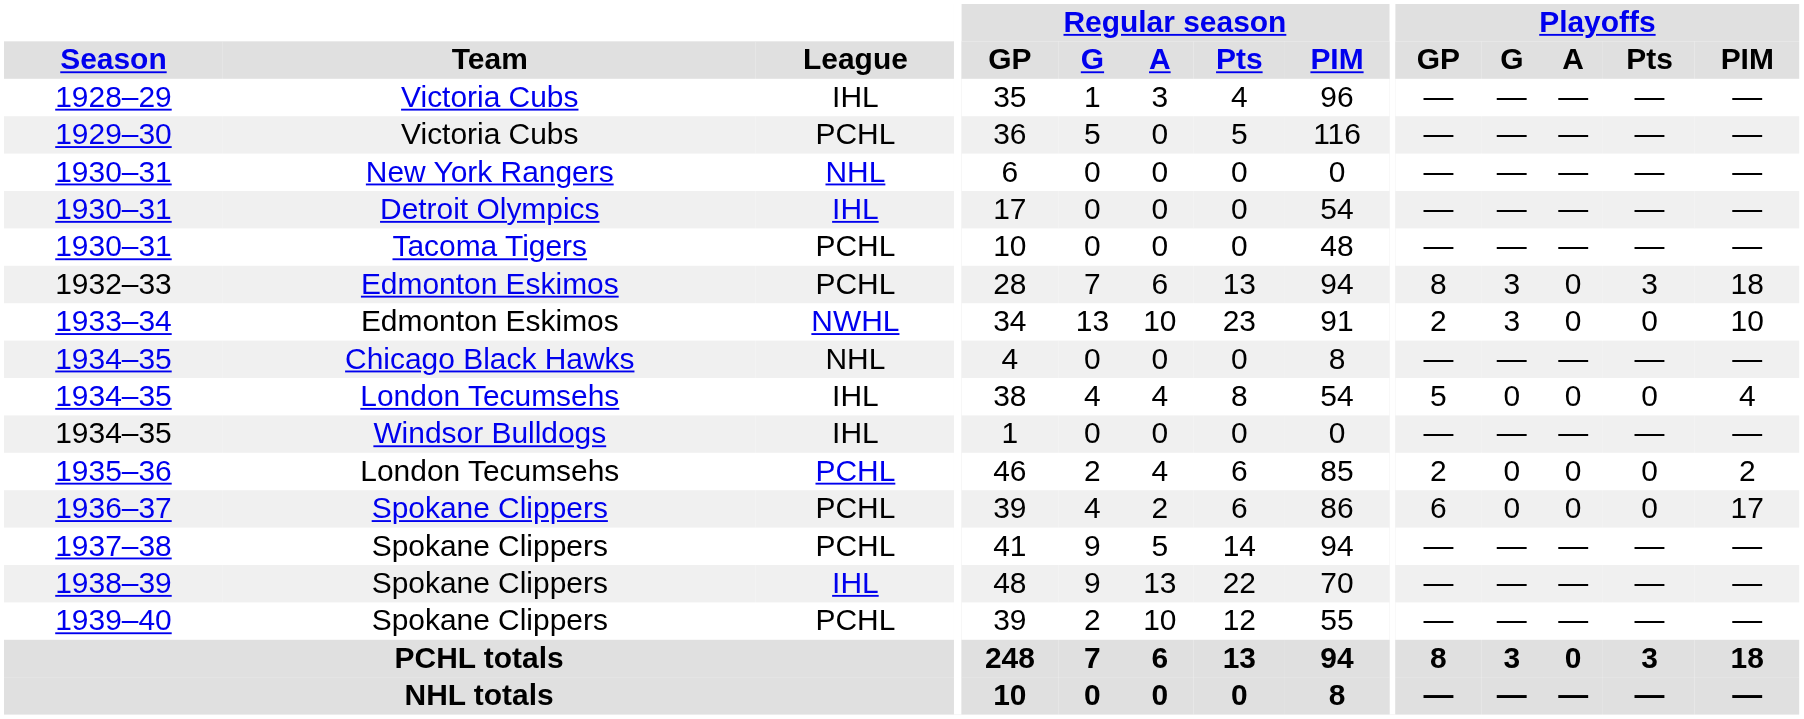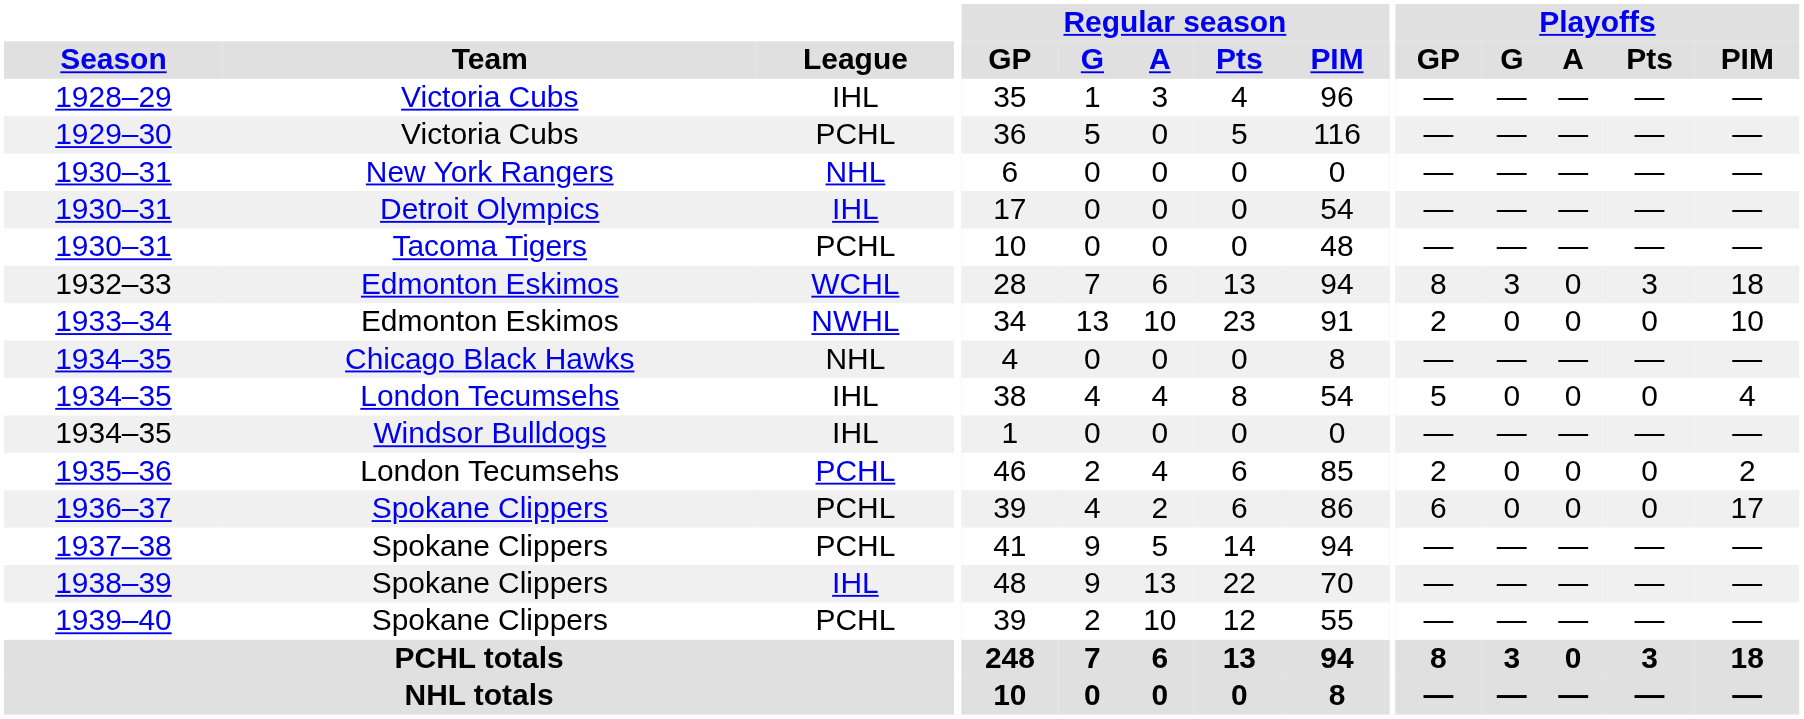(855, 284) PCHL -> (855, 284) WCHL
(1512, 321) 3 -> (1512, 321) 0
